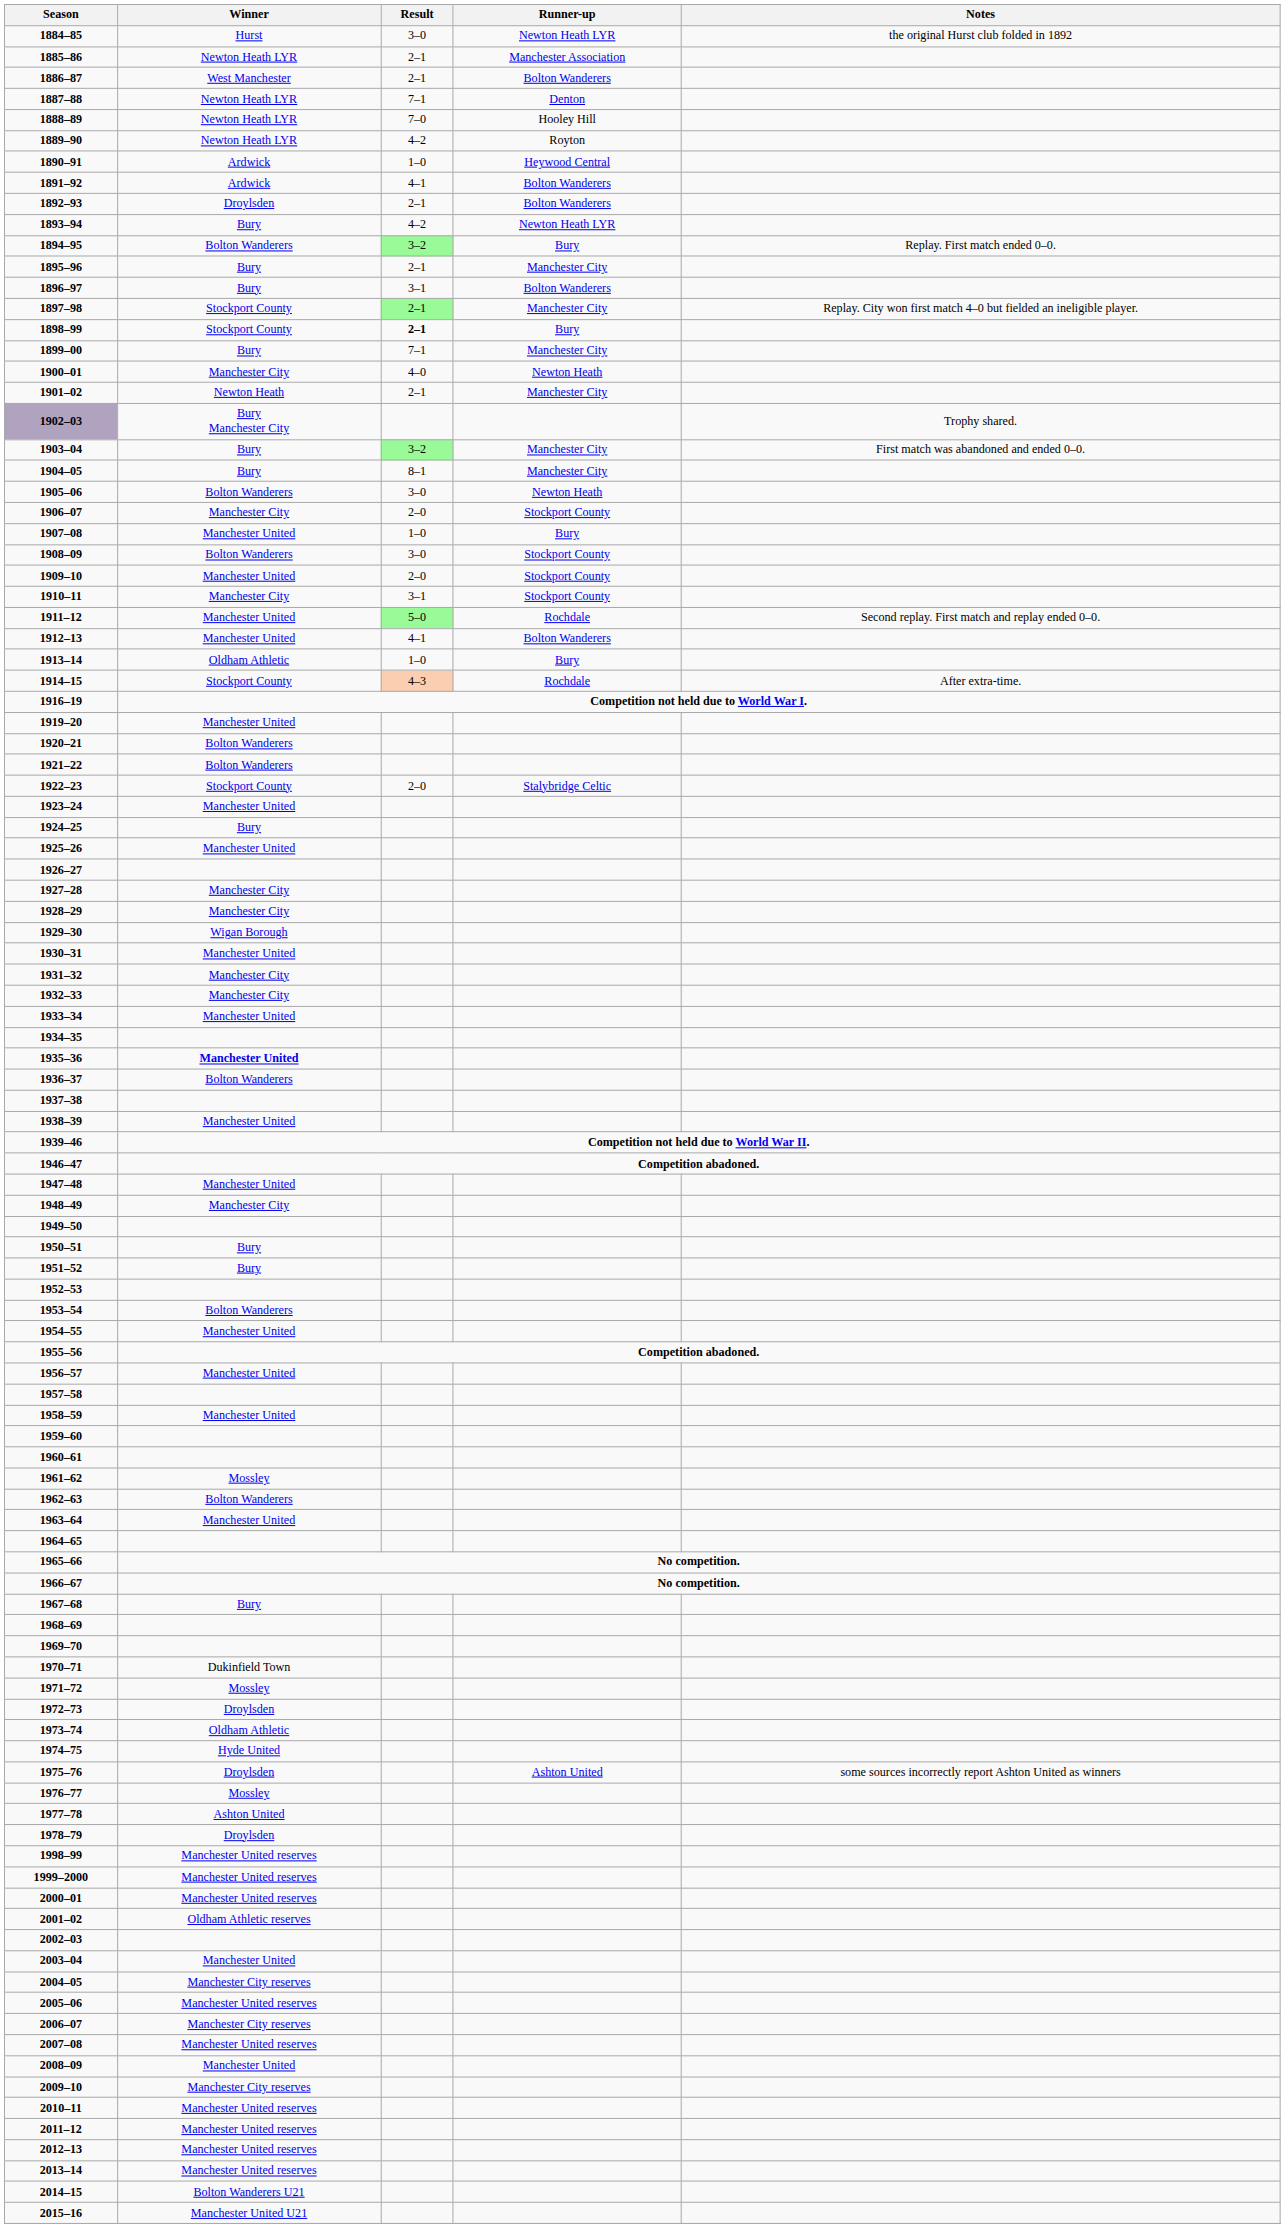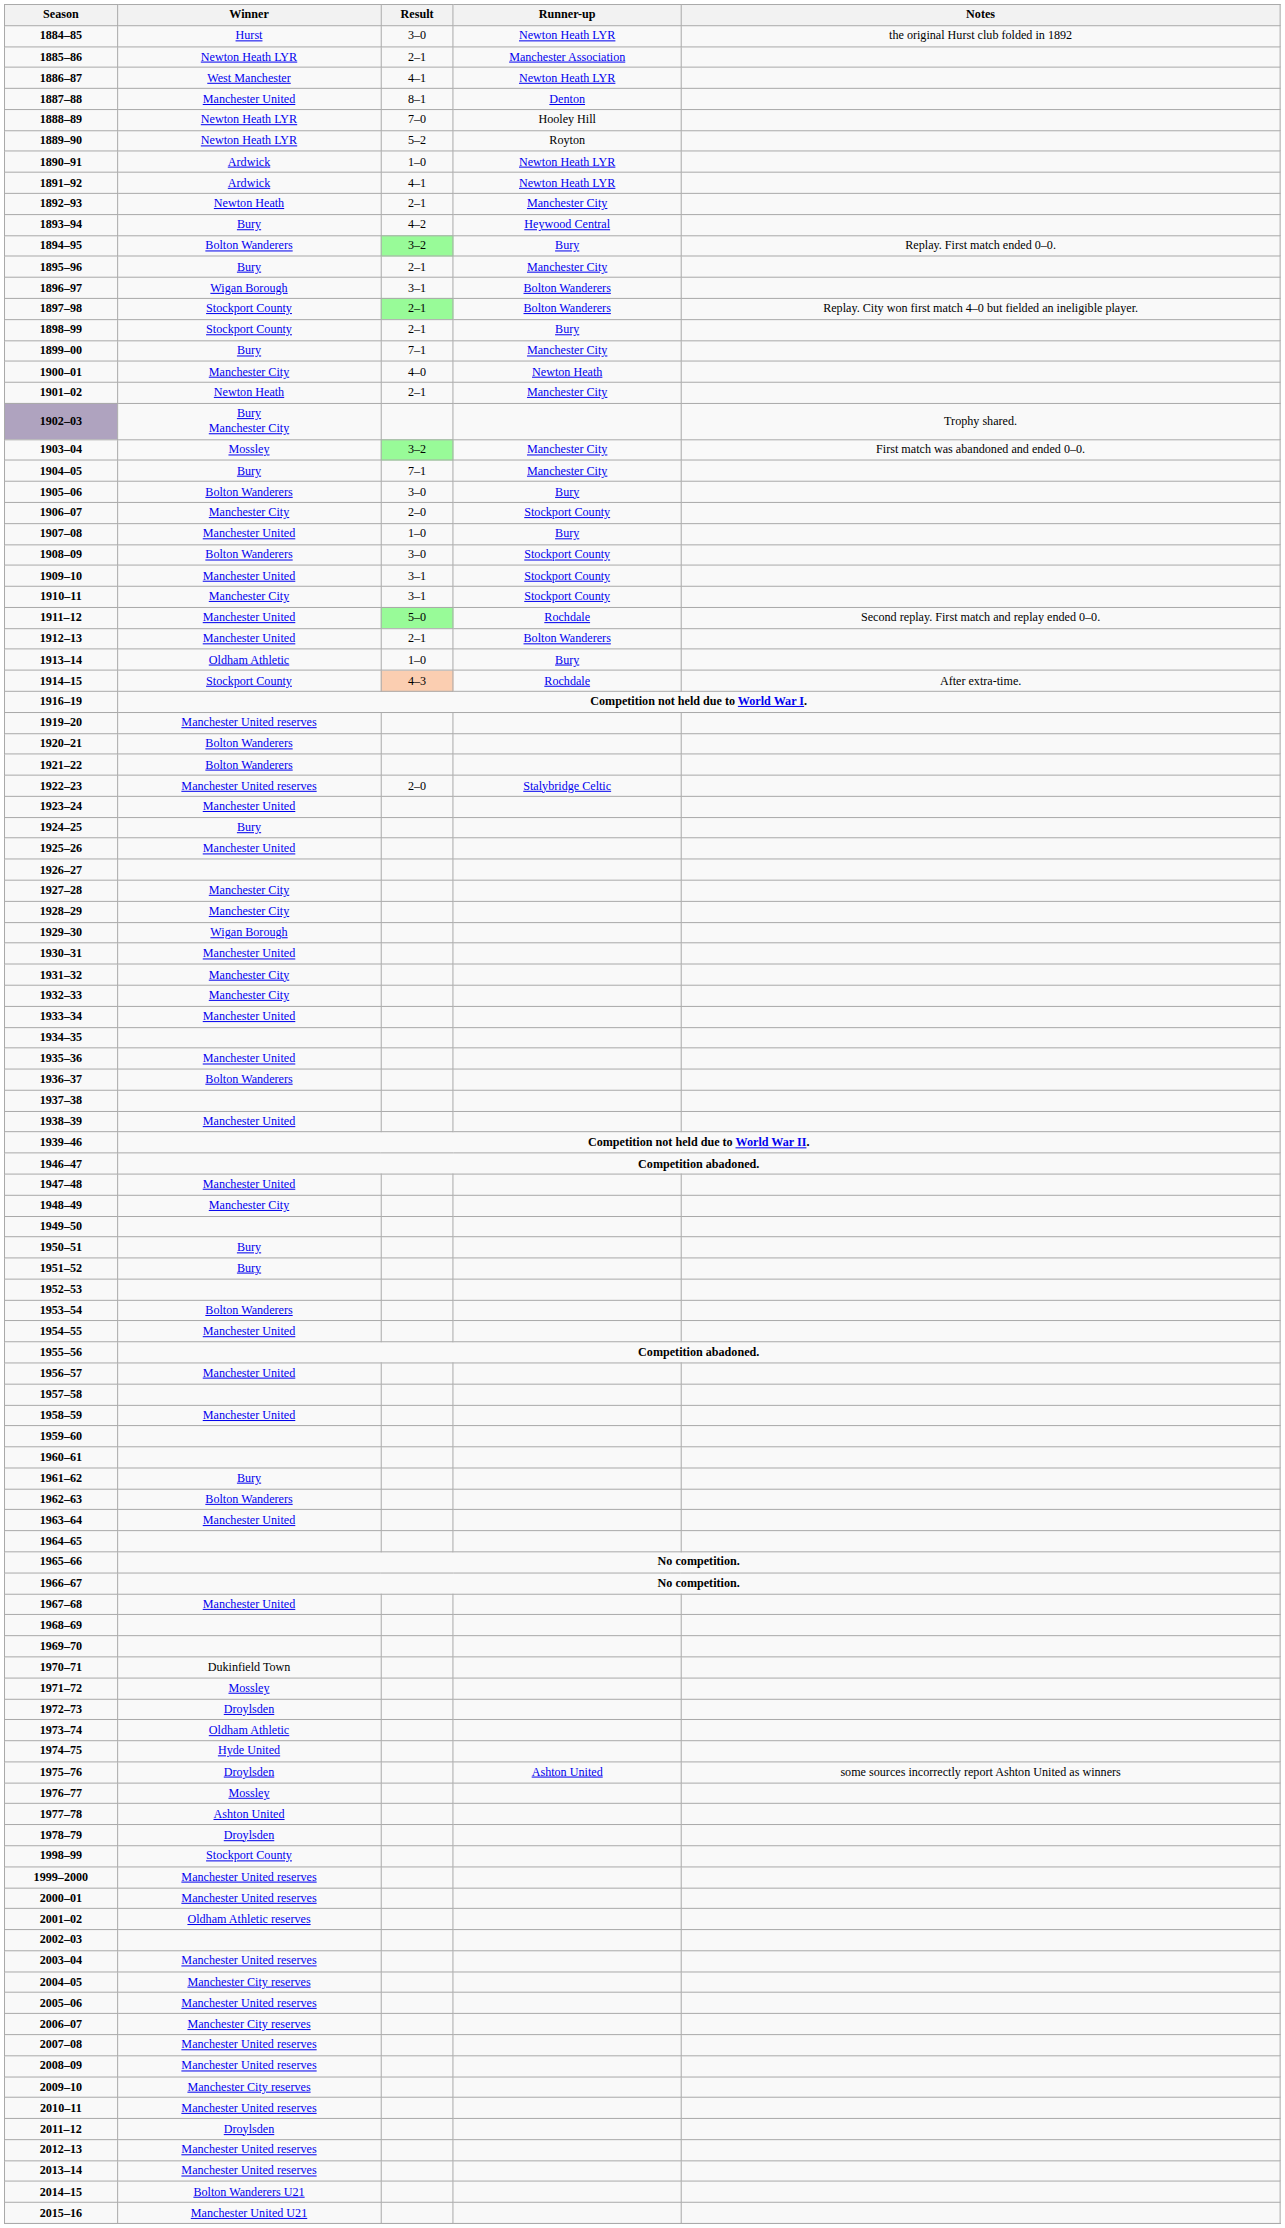(417, 77) 2–1 -> (417, 77) 4–1
(567, 77) Bolton Wanderers -> (567, 77) Newton Heath LYR
(249, 98) Newton Heath LYR -> (249, 98) Manchester United
(417, 98) 7–1 -> (417, 98) 8–1
(417, 140) 4–2 -> (417, 140) 5–2
(567, 161) Heywood Central -> (567, 161) Newton Heath LYR
(567, 182) Bolton Wanderers -> (567, 182) Newton Heath LYR
(249, 203) Droylsden -> (249, 203) Newton Heath
(567, 203) Bolton Wanderers -> (567, 203) Manchester City
(567, 224) Newton Heath LYR -> (567, 224) Heywood Central
(249, 287) Bury -> (249, 287) Wigan Borough
(567, 308) Manchester City -> (567, 308) Bolton Wanderers
(417, 329) bold -> (417, 329) normal
(249, 449) Bury -> (249, 449) Mossley
(417, 470) 8–1 -> (417, 470) 7–1
(567, 491) Newton Heath -> (567, 491) Bury
(417, 575) 2–0 -> (417, 575) 3–1
(417, 638) 4–1 -> (417, 638) 2–1
(249, 722) Manchester United -> (249, 722) Manchester United reserves
(249, 785) Stockport County -> (249, 785) Manchester United reserves
(249, 1058) bold -> (249, 1058) normal
(249, 1478) Mossley -> (249, 1478) Bury
(249, 1604) Bury -> (249, 1604) Manchester United
(249, 1856) Manchester United reserves -> (249, 1856) Stockport County
(249, 1961) Manchester United -> (249, 1961) Manchester United reserves
(249, 2066) Manchester United -> (249, 2066) Manchester United reserves
(249, 2129) Manchester United reserves -> (249, 2129) Droylsden
